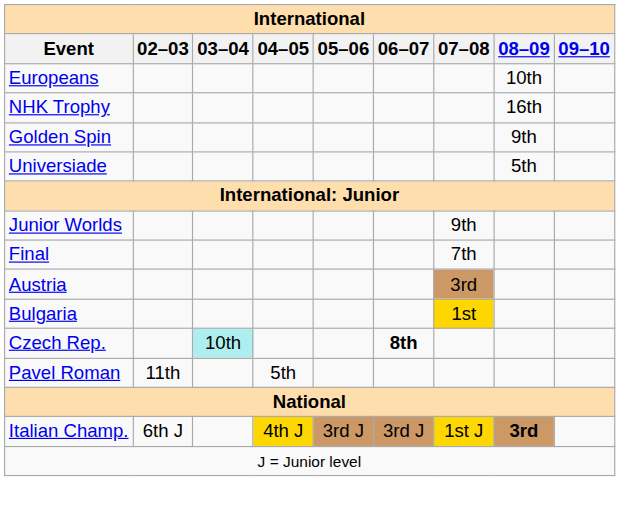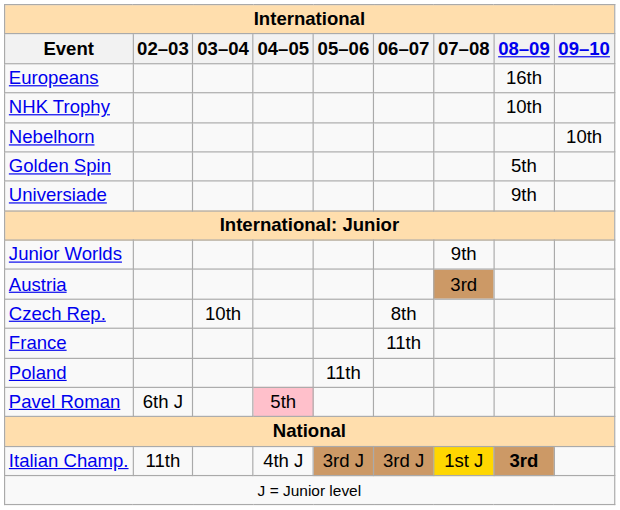(524, 78) 10th -> (524, 78) 16th
(524, 107) 16th -> (524, 107) 10th
+ row: (52, 136)
(524, 136) 9th -> (524, 166) 5th
(524, 166) 5th -> (524, 195) 9th
- row: (29, 254)
- row: (43, 313)
(223, 343) paleturquoise background -> (223, 313) no background
(404, 343) bold -> (404, 313) normal
+ row: (38, 343)
+ row: (38, 372)
(163, 372) 11th -> (163, 401) 6th J
(283, 372) no background -> (283, 401) pink background
(163, 431) 6th J -> (163, 460) 11th
(283, 431) gold background -> (283, 460) no background
